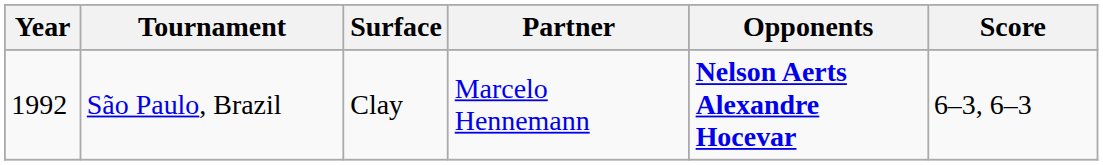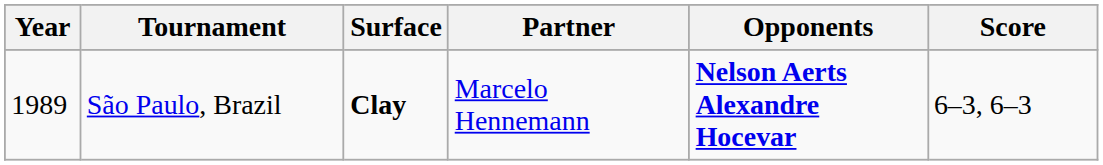(39, 104) 1992 -> (39, 104) 1989
(377, 104) normal -> (378, 104) bold
